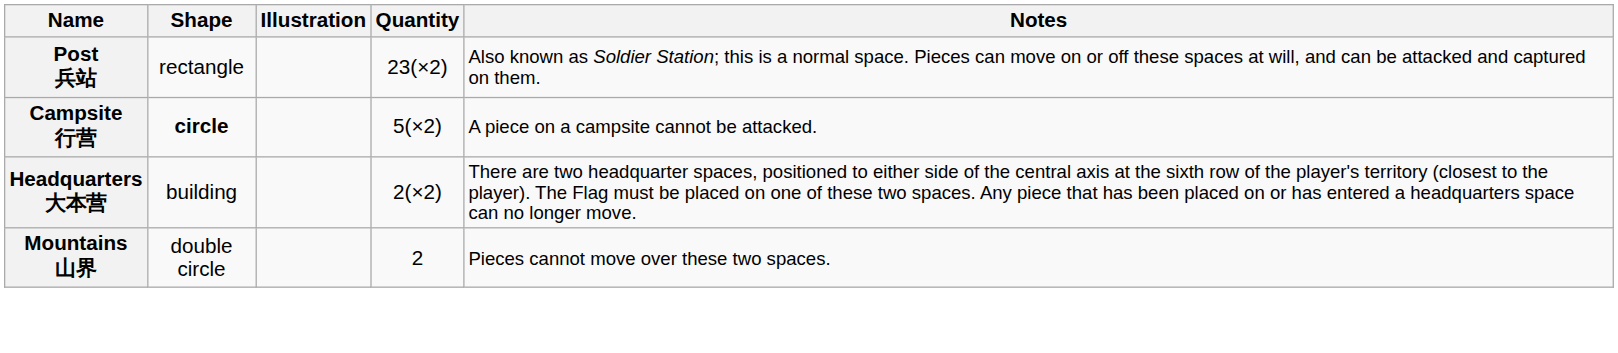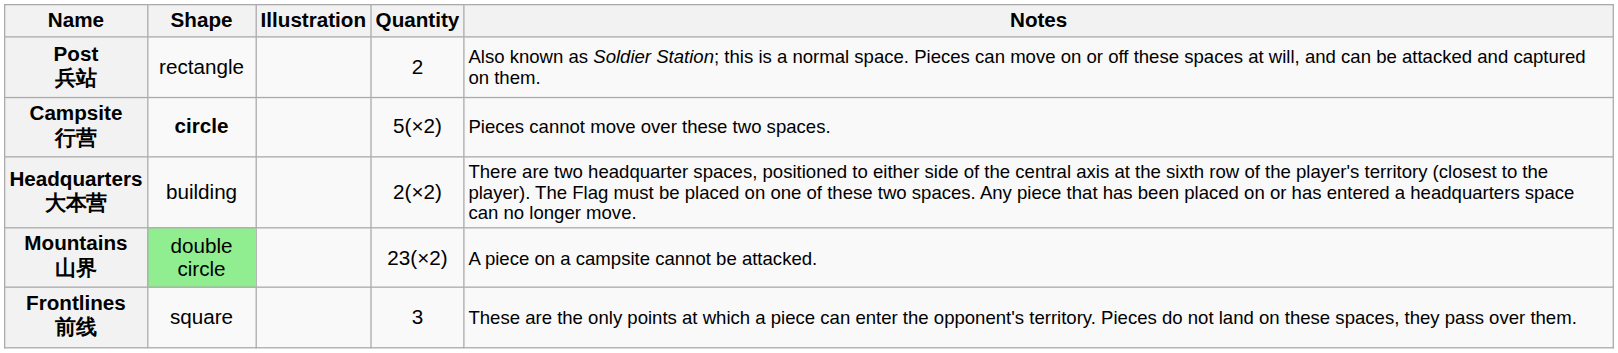(417, 67) 23(×2) -> (417, 67) 2
(643, 127) A piece on a campsite cannot be attacked. -> (649, 127) Pieces cannot move over these two spaces.
(202, 257) no background -> (202, 257) lightgreen background
(417, 257) 2 -> (417, 257) 23(×2)
(649, 258) Pieces cannot move over these two spaces. -> (643, 258) A piece on a campsite cannot be attacked.
+ row: (76, 315)
